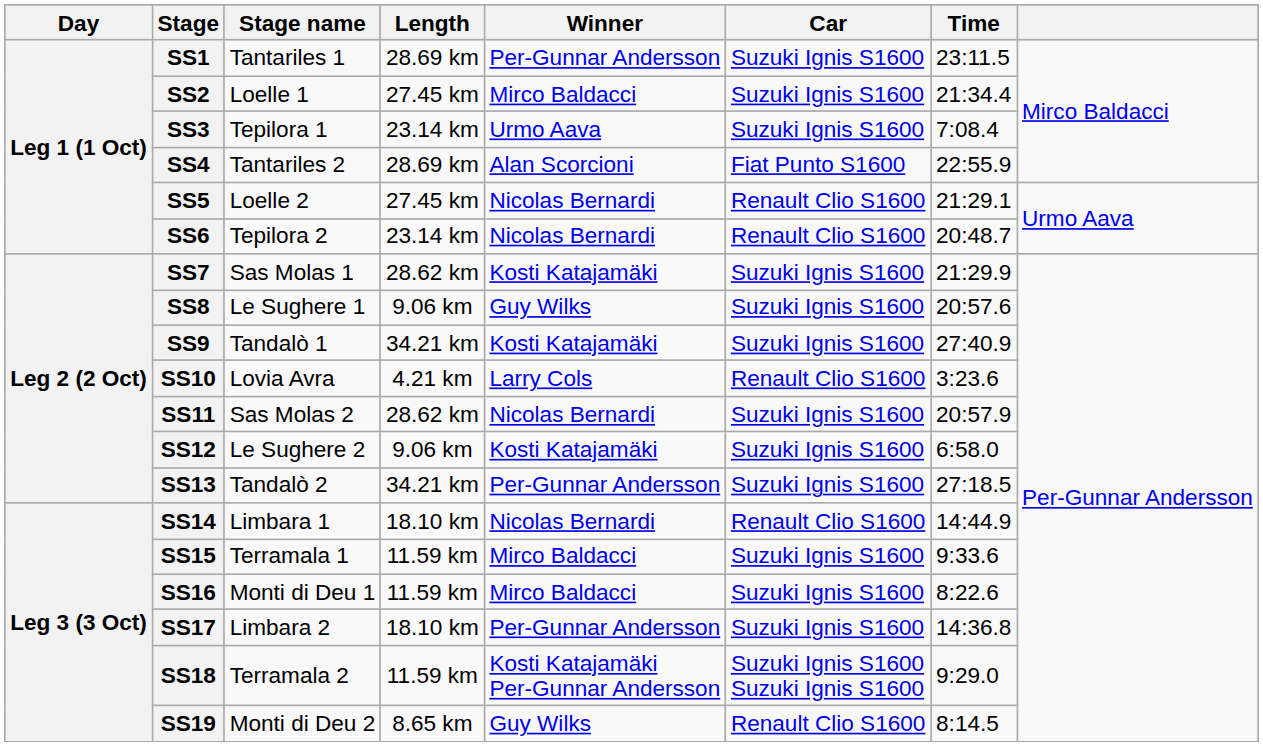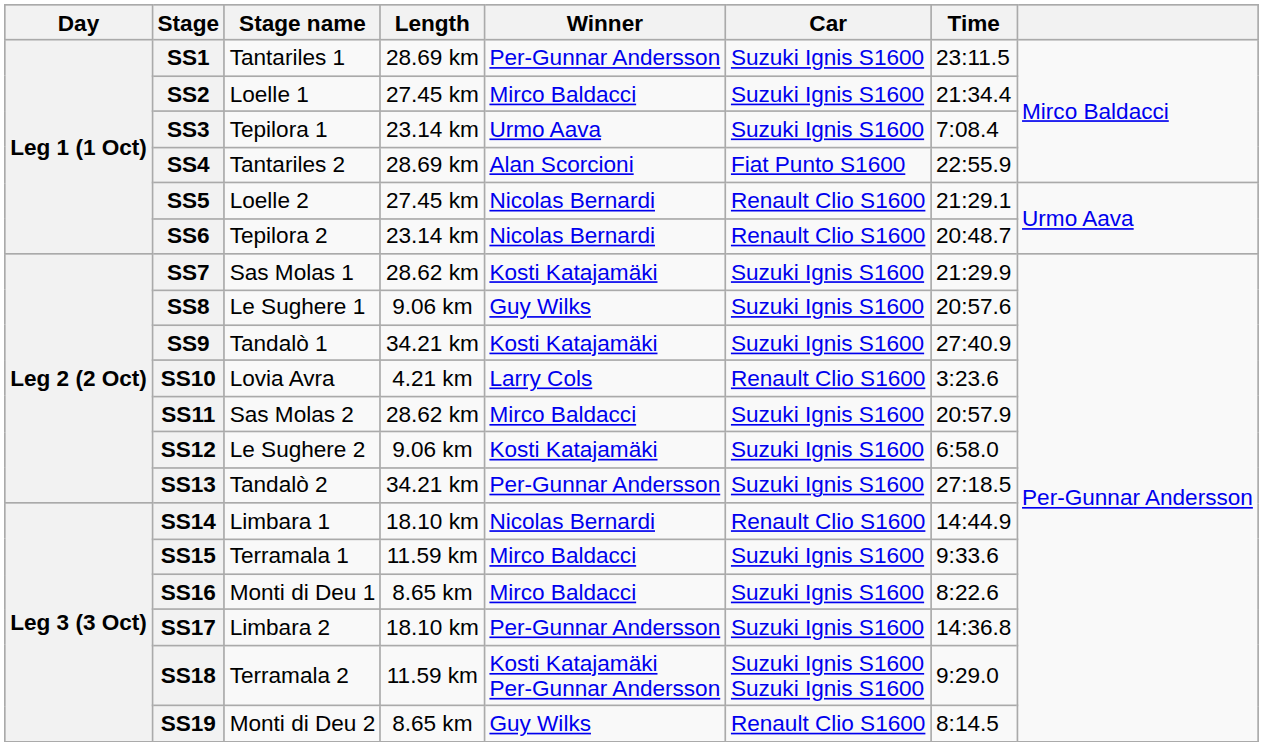(572, 414) Nicolas Bernardi -> (563, 414) Mirco Baldacci
(432, 592) 11.59 km -> (432, 592) 8.65 km
